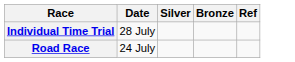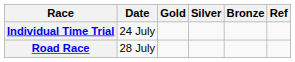+ column: (173, 13)
(137, 31) 28 July -> (137, 31) 24 July
(137, 48) 24 July -> (137, 48) 28 July
